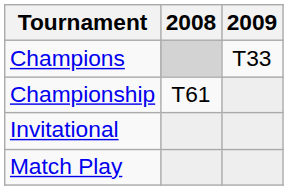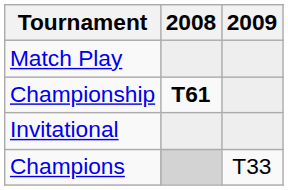rows swapped: (66, 166) <-> (67, 58)
(191, 94) normal -> (191, 94) bold
